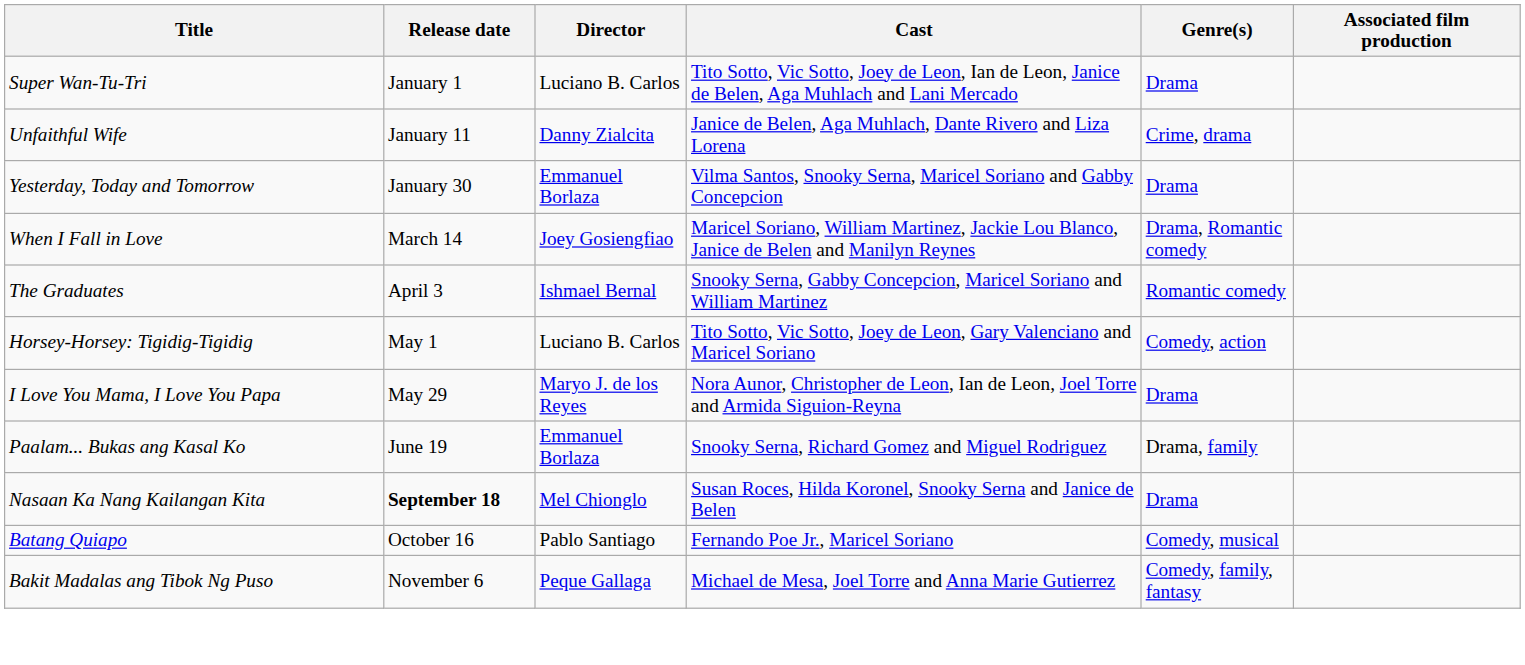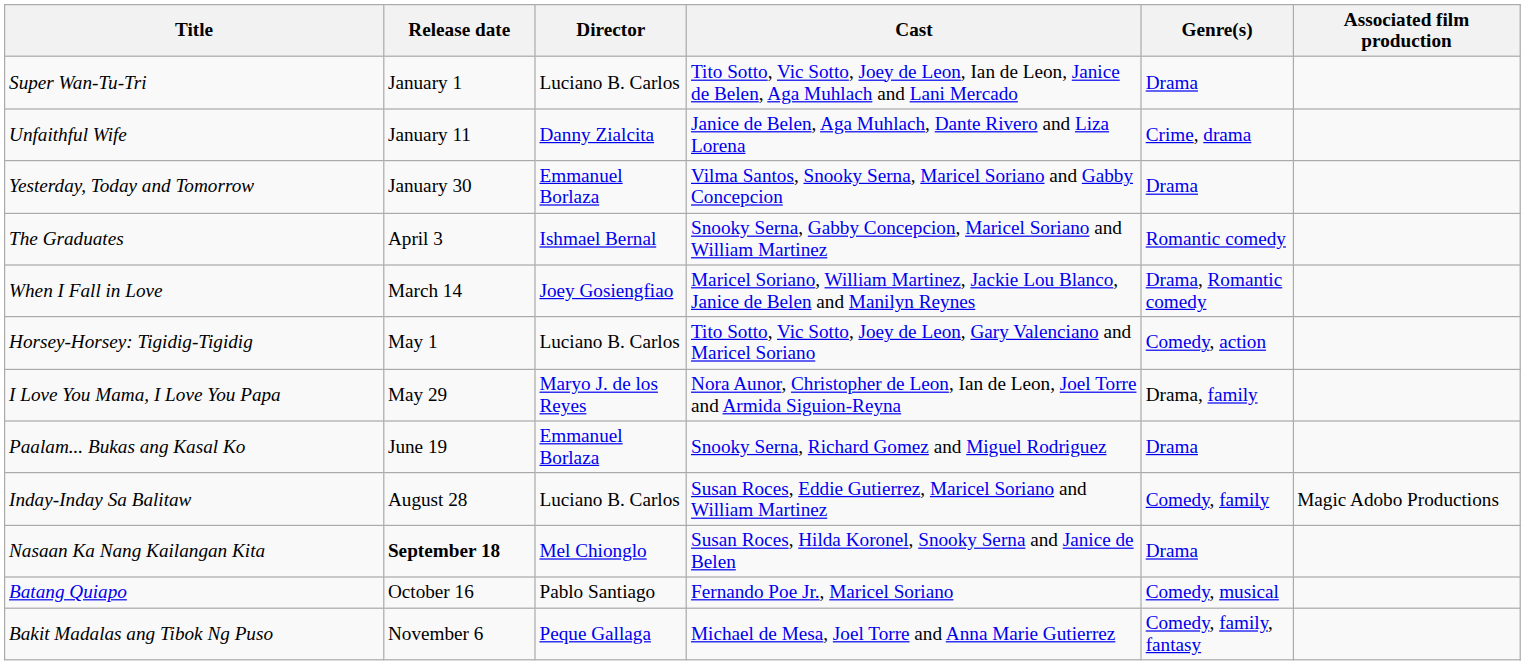rows swapped: (86, 238) <-> (66, 290)
(1172, 394) Drama -> (1202, 394) Drama, family
(1202, 446) Drama, family -> (1172, 446) Drama
+ row: (100, 498)
